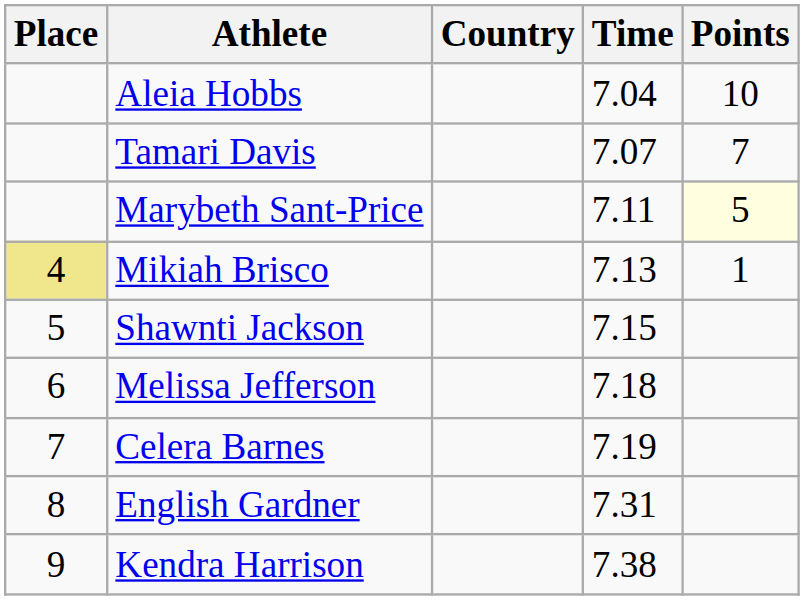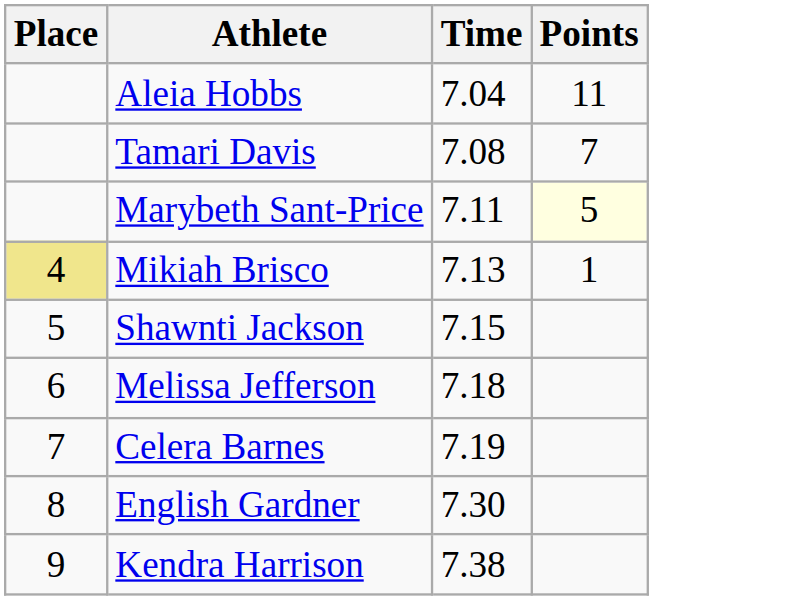- column: (508, 33)
(740, 92) 10 -> (589, 92) 11
(624, 151) 7.07 -> (473, 151) 7.08
(624, 504) 7.31 -> (473, 504) 7.30
